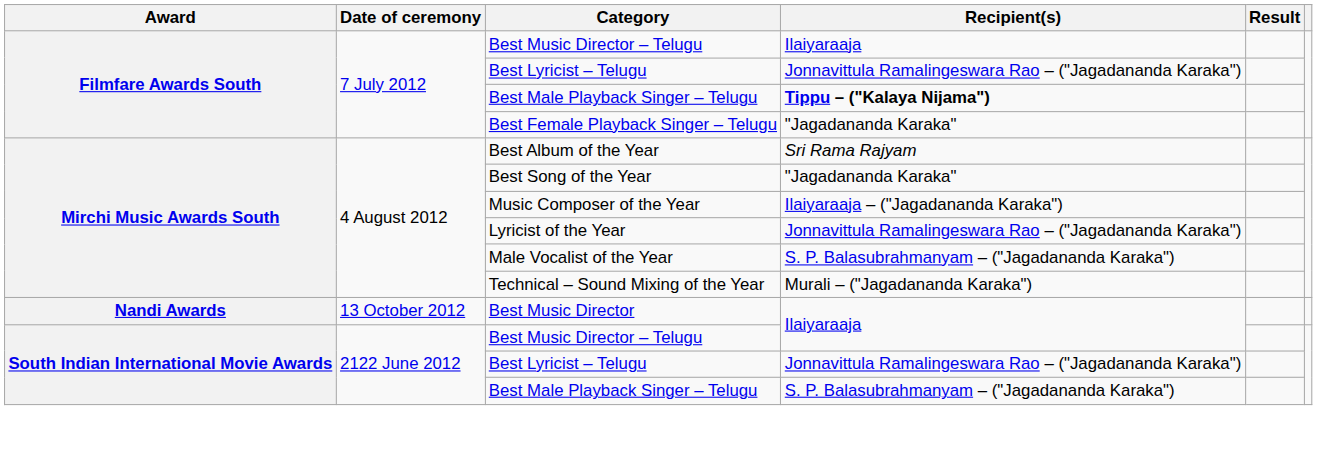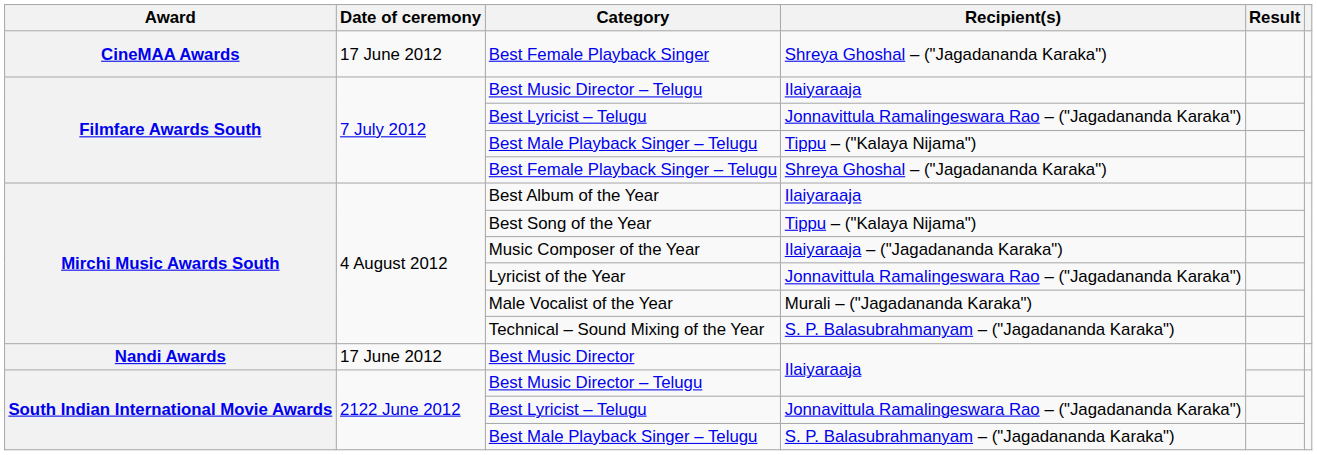+ row: (170, 53)
(887, 97) bold -> (881, 143) normal
(871, 124) "Jagadananda Karaka" -> (946, 169) Shreya Ghoshal – ("Jagadananda Karaka")
(851, 151) Sri Rama Rajyam -> (823, 196) Ilaiyaraaja
(871, 177) "Jagadananda Karaka" -> (881, 223) Tippu – ("Kalaya Nijama")
(980, 257) S. P. Balasubrahmanyam – ("Jagadananda Karaka") -> (908, 303) Murali – ("Jagadananda Karaka")
(908, 284) Murali – ("Jagadananda Karaka") -> (980, 329) S. P. Balasubrahmanyam – ("Jagadananda Karaka")
(403, 310) 13 October 2012 -> (391, 356) 17 June 2012
